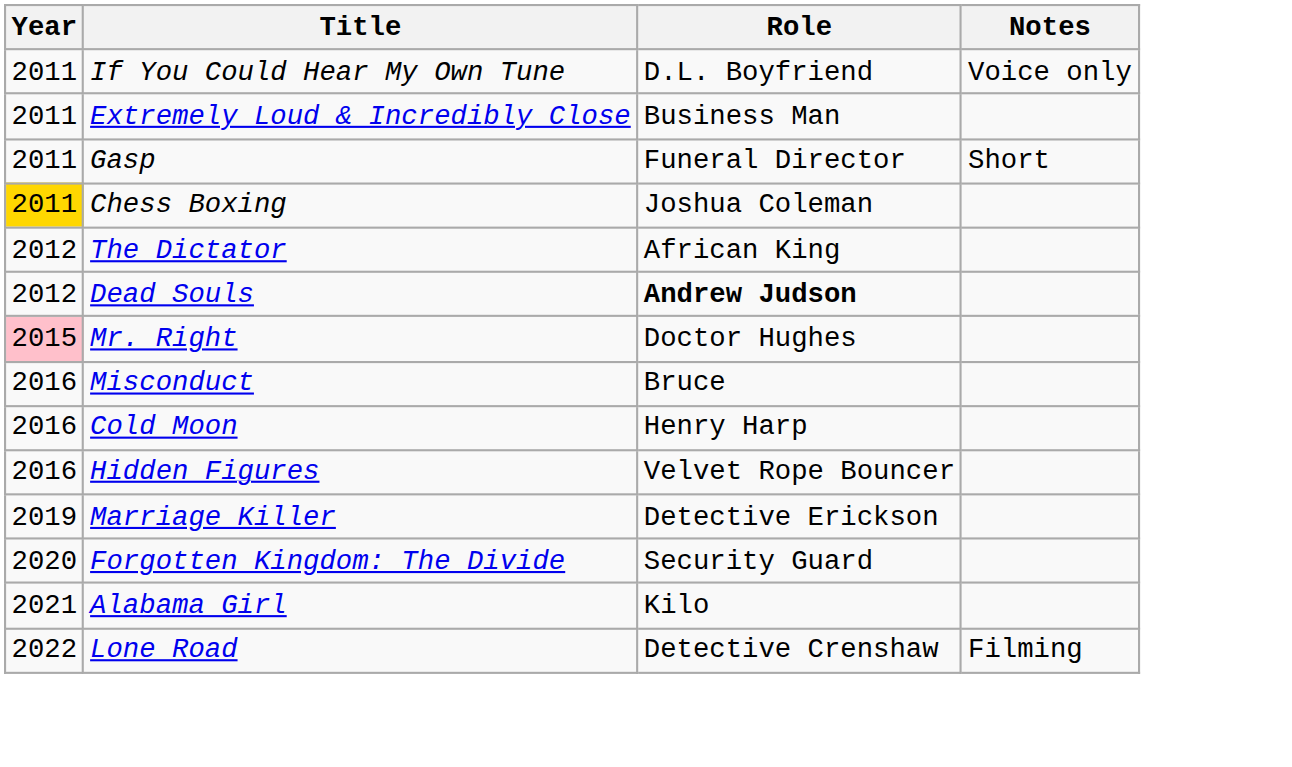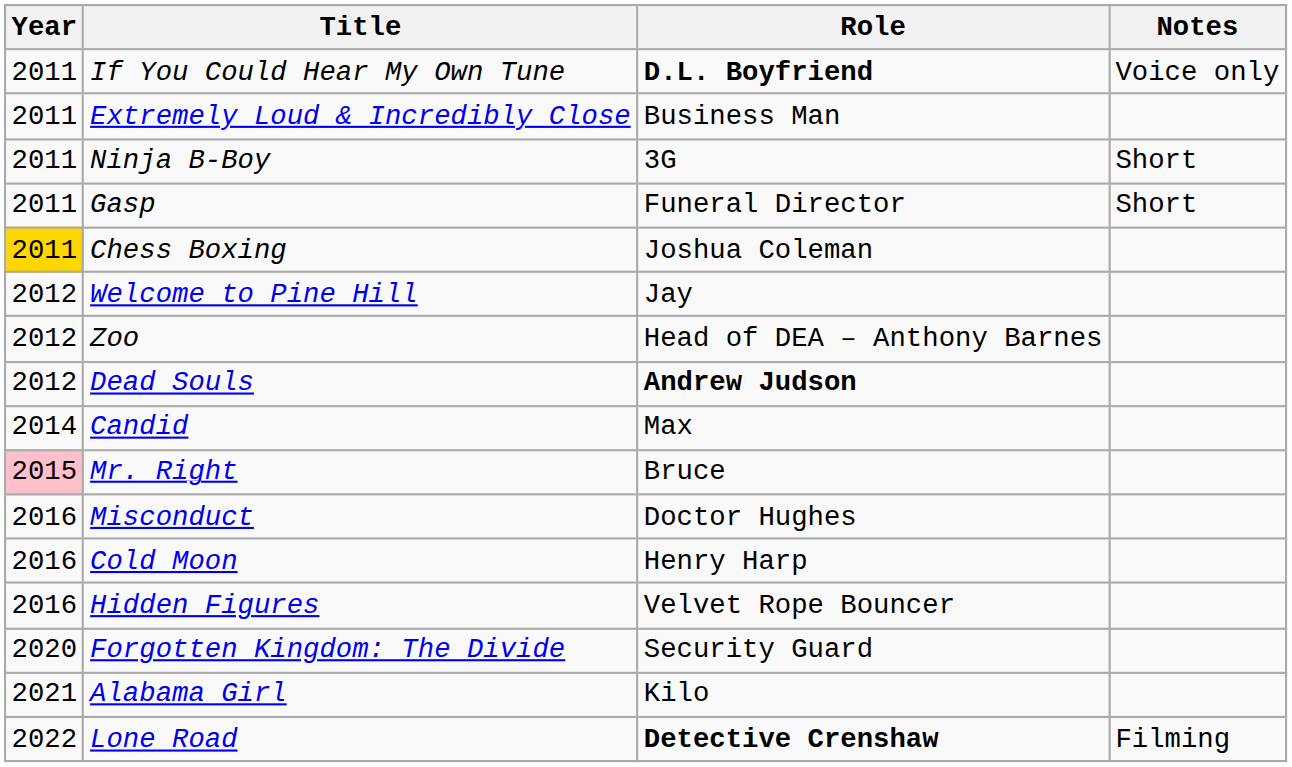(758, 72) normal -> (758, 72) bold
+ row: (180, 161)
+ row: (254, 294)
- row: (188, 250)
+ row: (115, 339)
+ row: (139, 428)
(750, 339) Doctor Hughes -> (685, 472) Bruce
(685, 383) Bruce -> (750, 517) Doctor Hughes
- row: (213, 517)
(791, 650) normal -> (791, 739) bold
